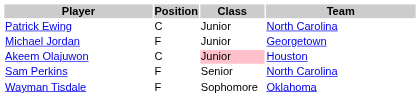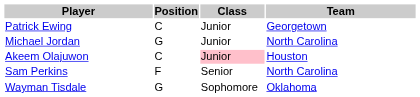(302, 26) North Carolina -> (297, 26) Georgetown
(158, 41) F -> (159, 41) G
(297, 41) Georgetown -> (302, 41) North Carolina
(158, 87) F -> (159, 87) G
